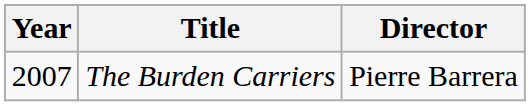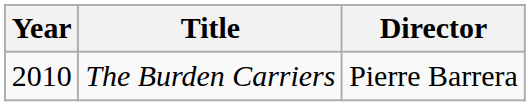(42, 75) 2007 -> (42, 75) 2010
